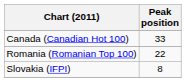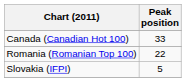(160, 69) 8 -> (160, 69) 5
